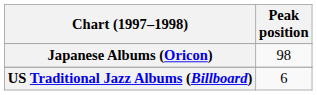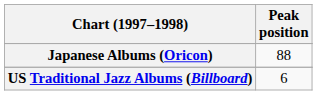(284, 55) 98 -> (284, 55) 88
